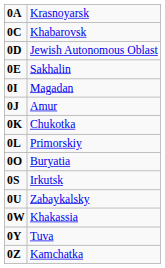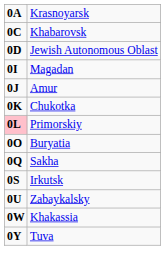- row: (50, 69)
(14, 143) no background -> (14, 124) pink background
+ row: (44, 161)
- row: (57, 254)
